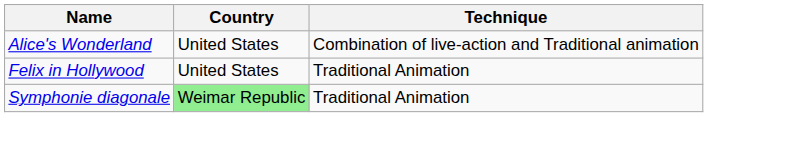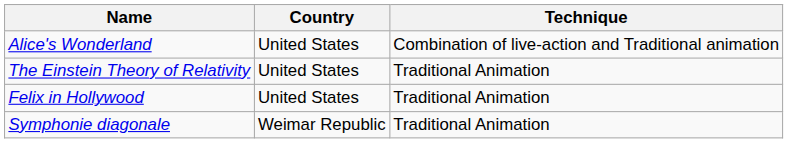+ row: (129, 71)
(242, 97) lightgreen background -> (322, 124) no background
